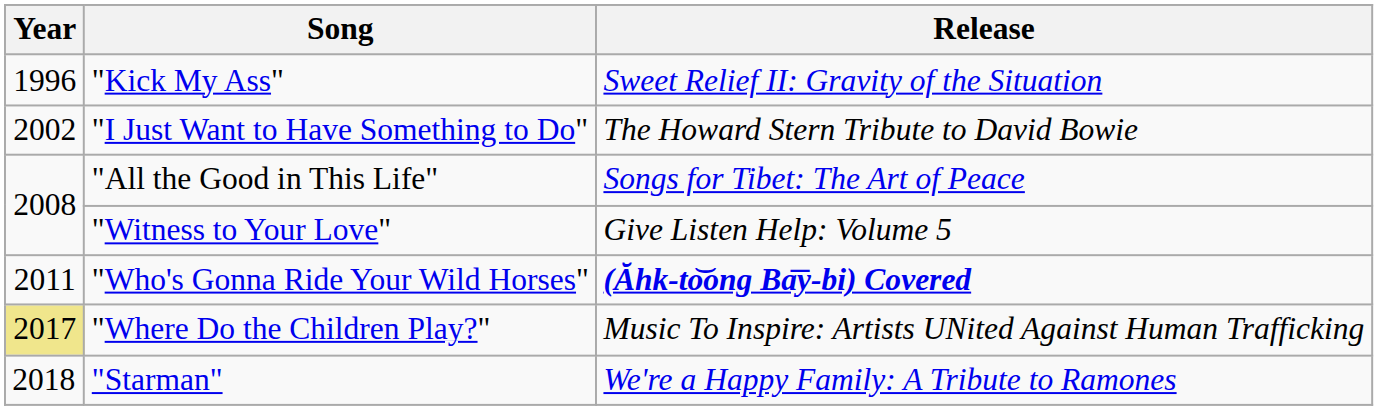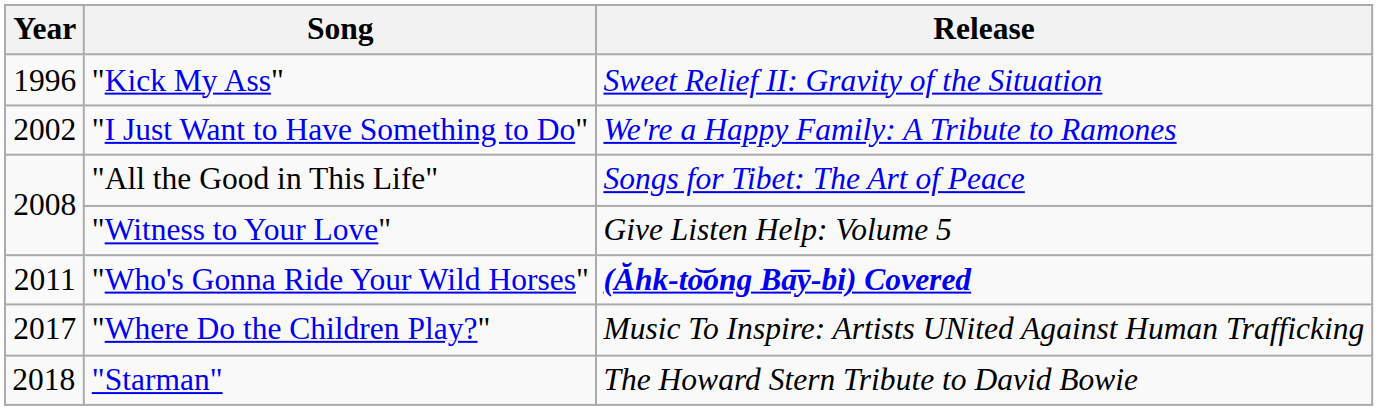(871, 129) The Howard Stern Tribute to David Bowie -> (890, 129) We're a Happy Family: A Tribute to Ramones
(45, 329) khaki background -> (45, 329) no background
(890, 379) We're a Happy Family: A Tribute to Ramones -> (871, 379) The Howard Stern Tribute to David Bowie
